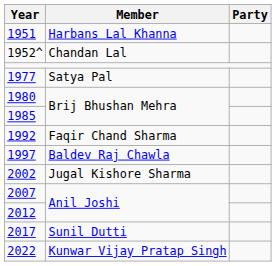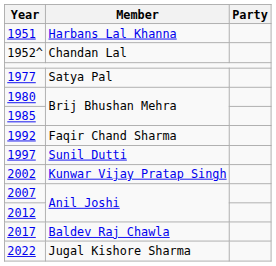(109, 155) Baldev Raj Chawla -> (88, 155) Sunil Dutti
(120, 174) Jugal Kishore Sharma -> (138, 174) Kunwar Vijay Pratap Singh
(88, 232) Sunil Dutti -> (109, 232) Baldev Raj Chawla
(138, 251) Kunwar Vijay Pratap Singh -> (120, 251) Jugal Kishore Sharma
